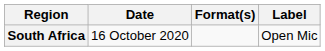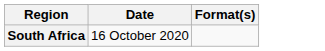- column: (289, 14)
